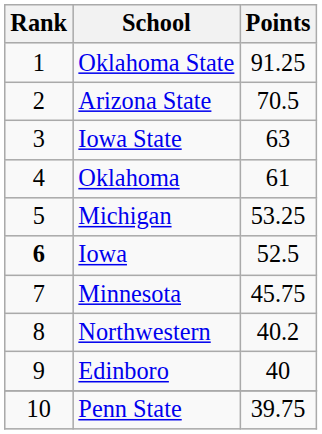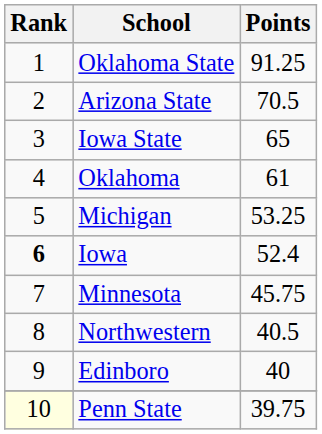(278, 139) 63 -> (278, 139) 65
(278, 255) 52.5 -> (278, 255) 52.4
(278, 332) 40.2 -> (278, 332) 40.5
(39, 409) no background -> (39, 409) lightyellow background
